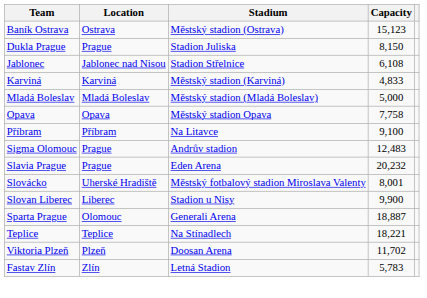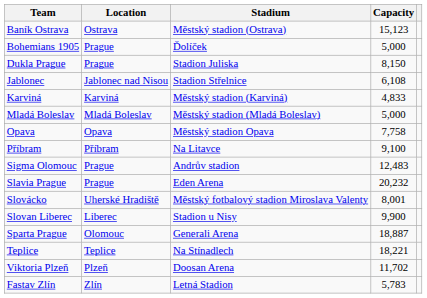+ row: (43, 47)
